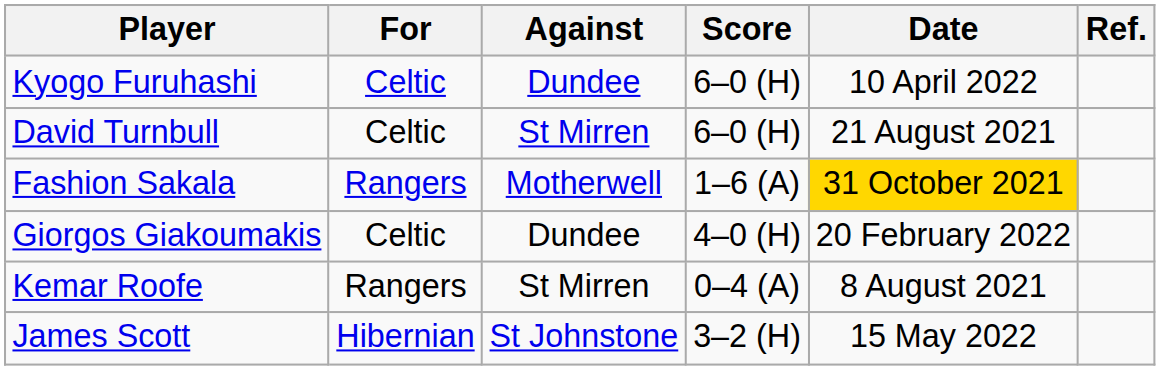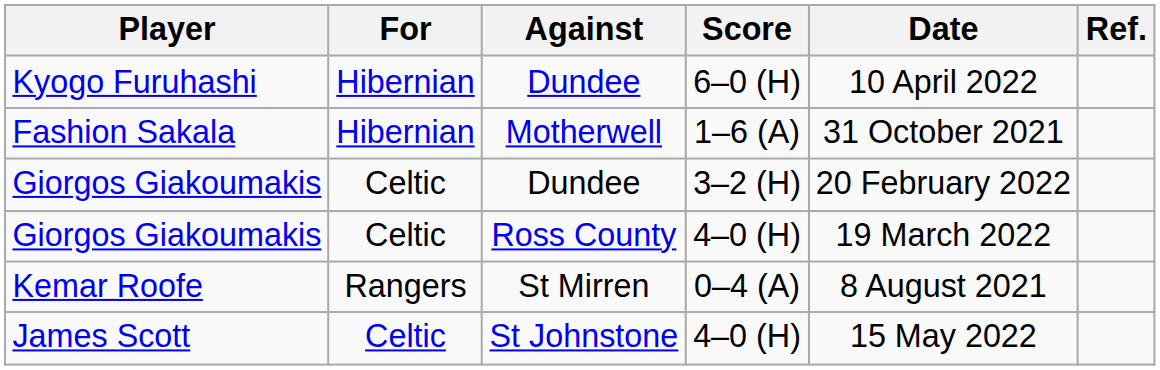(405, 81) Celtic -> (405, 81) Hibernian
- row: (116, 132)
(405, 183) Rangers -> (405, 132) Hibernian
(943, 183) gold background -> (943, 132) no background
(747, 235) 4–0 (H) -> (747, 183) 3–2 (H)
+ row: (167, 235)
(405, 337) Hibernian -> (405, 337) Celtic
(747, 337) 3–2 (H) -> (747, 337) 4–0 (H)
